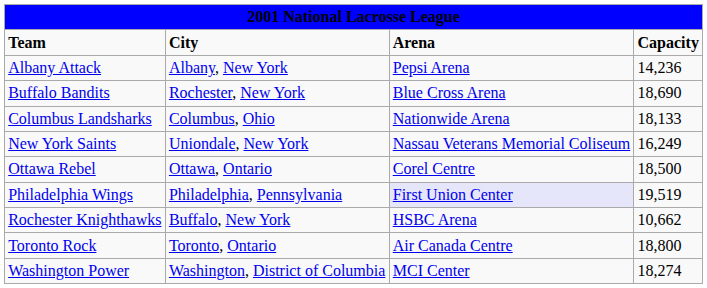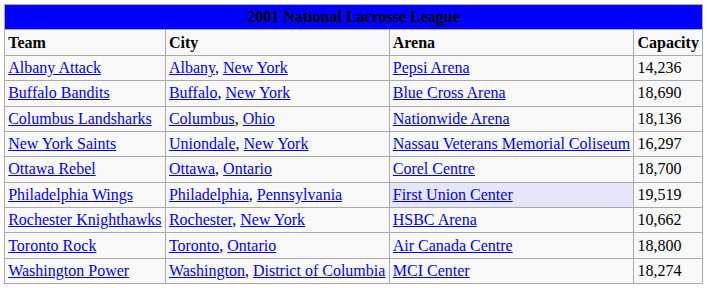(237, 93) Rochester, New York -> (230, 93) Buffalo, New York
(660, 118) 18,133 -> (660, 118) 18,136
(660, 144) 16,249 -> (660, 144) 16,297
(660, 169) 18,500 -> (660, 169) 18,700
(230, 220) Buffalo, New York -> (237, 220) Rochester, New York
